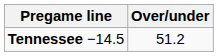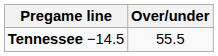(170, 39) 51.2 -> (170, 39) 55.5
